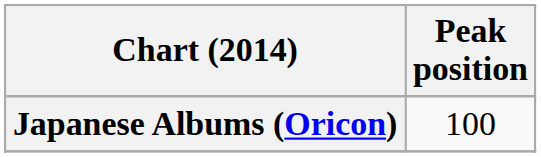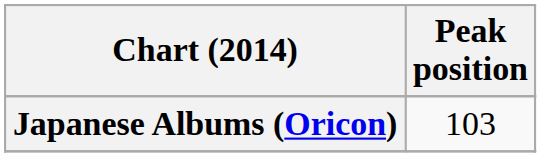(470, 123) 100 -> (470, 123) 103
